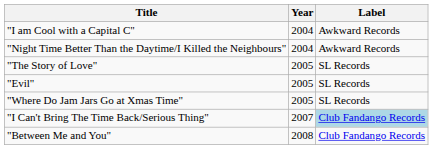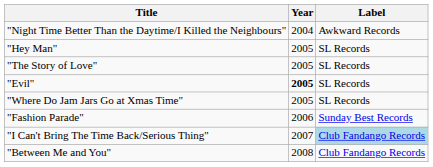- row: (71, 30)
+ row: (32, 48)
(302, 83) normal -> (302, 83) bold
+ row: (45, 118)
